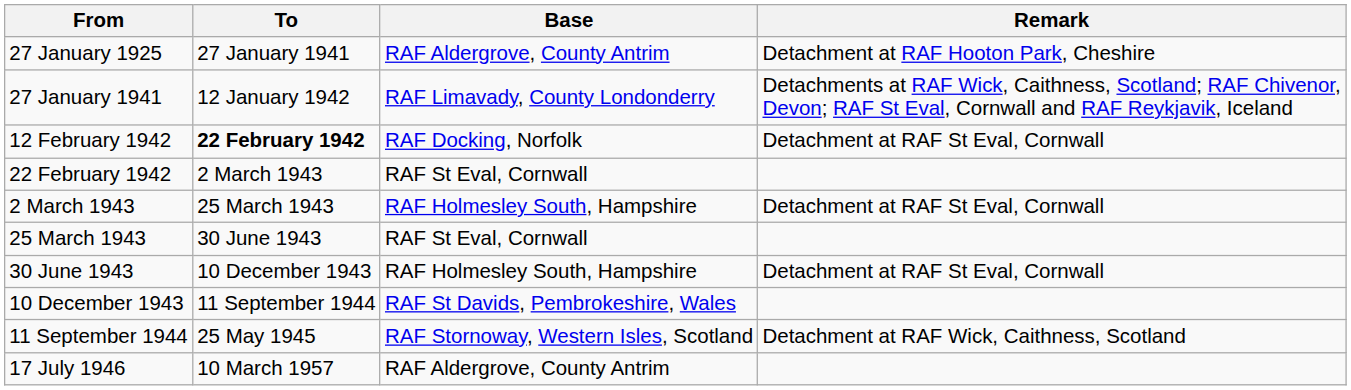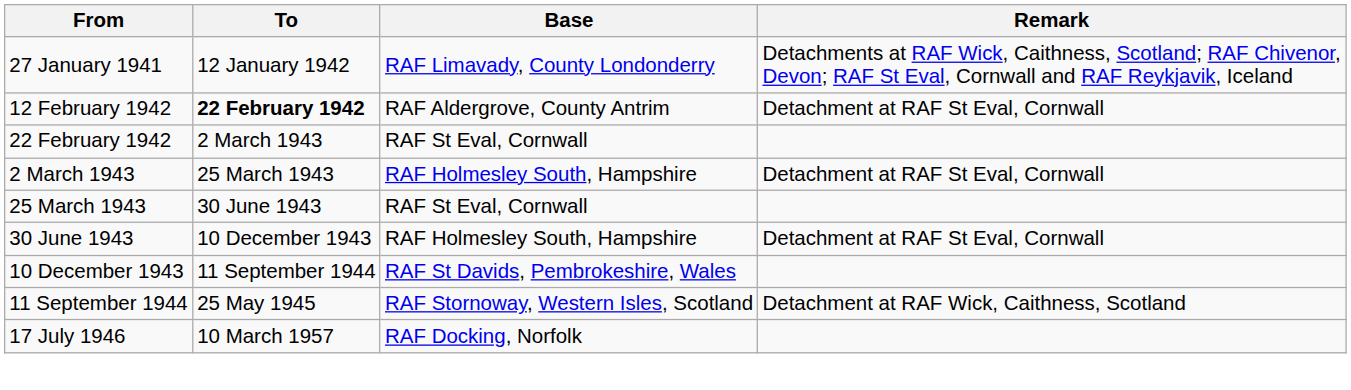- row: (86, 53)
(483, 141) RAF Docking, Norfolk -> (527, 108) RAF Aldergrove, County Antrim
(527, 368) RAF Aldergrove, County Antrim -> (483, 336) RAF Docking, Norfolk
